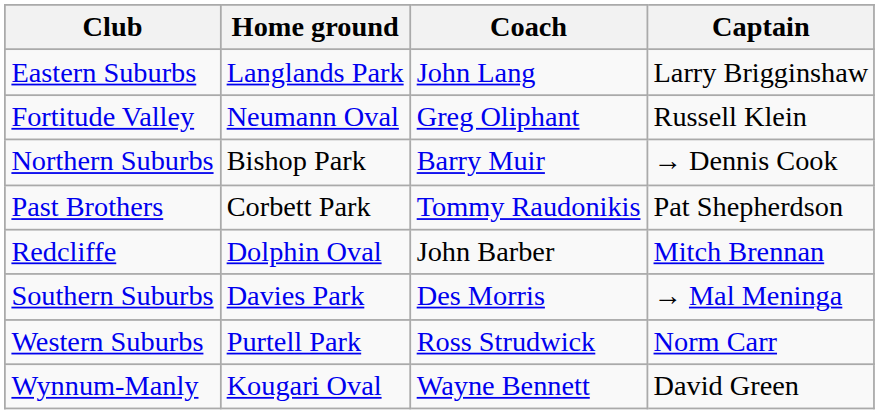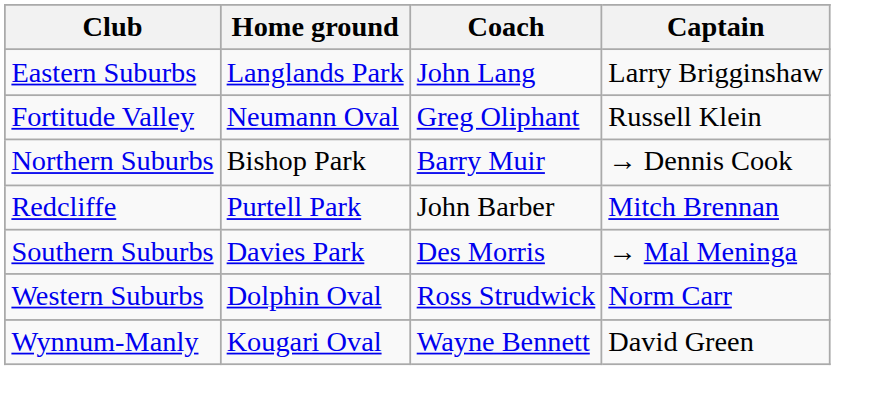- row: (87, 206)
(304, 251) Dolphin Oval -> (294, 206) Purtell Park
(294, 341) Purtell Park -> (304, 296) Dolphin Oval
